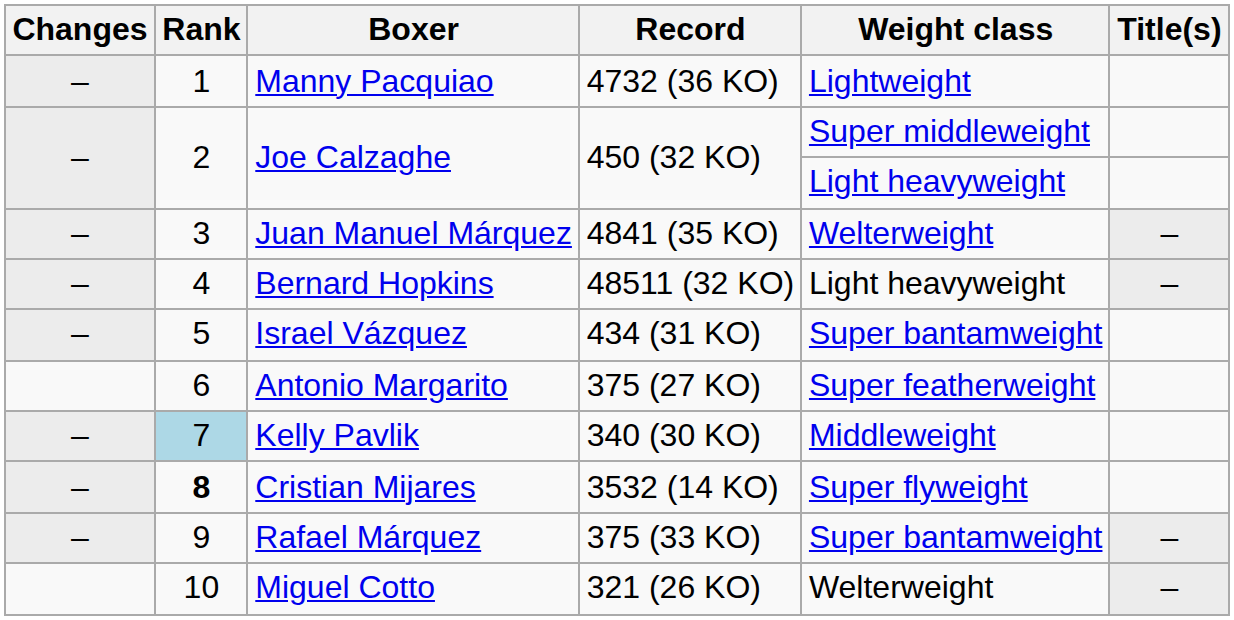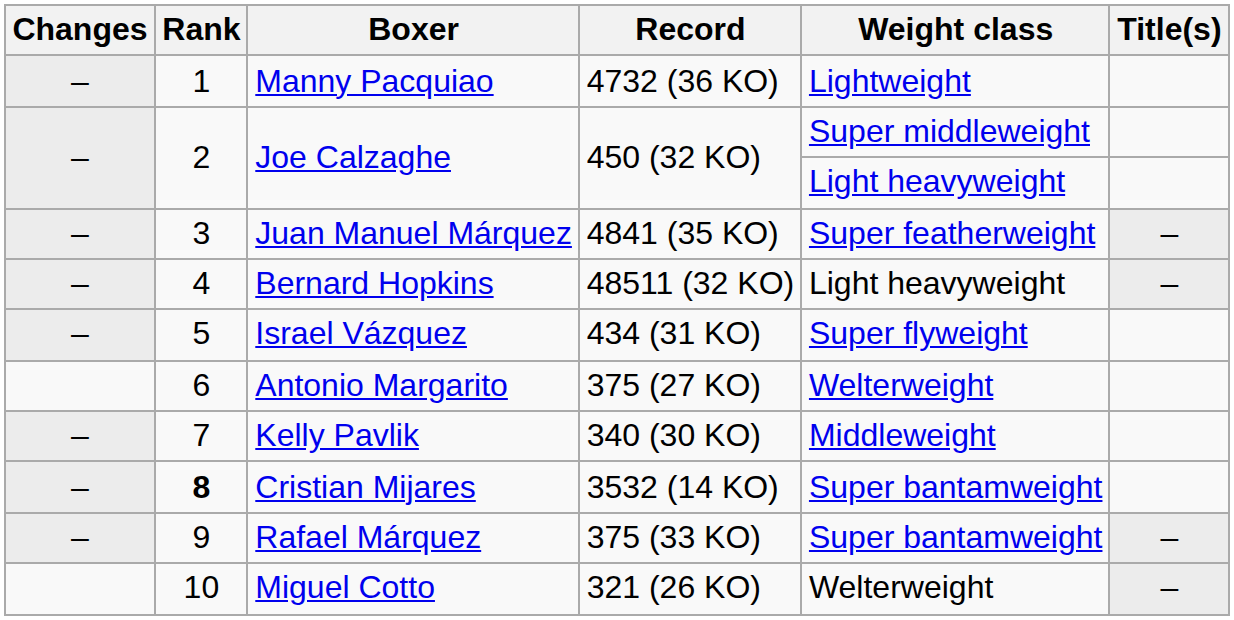(901, 232) Welterweight -> (952, 232) Super featherweight
(956, 334) Super bantamweight -> (918, 334) Super flyweight
(952, 385) Super featherweight -> (901, 385) Welterweight
(201, 435) lightblue background -> (201, 435) no background
(918, 486) Super flyweight -> (956, 486) Super bantamweight
